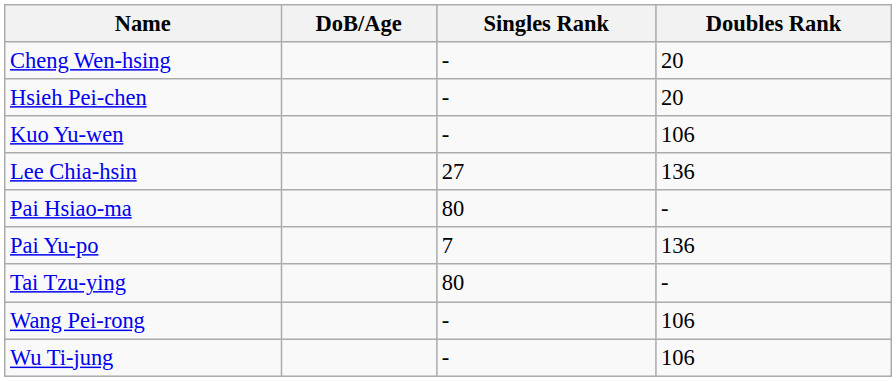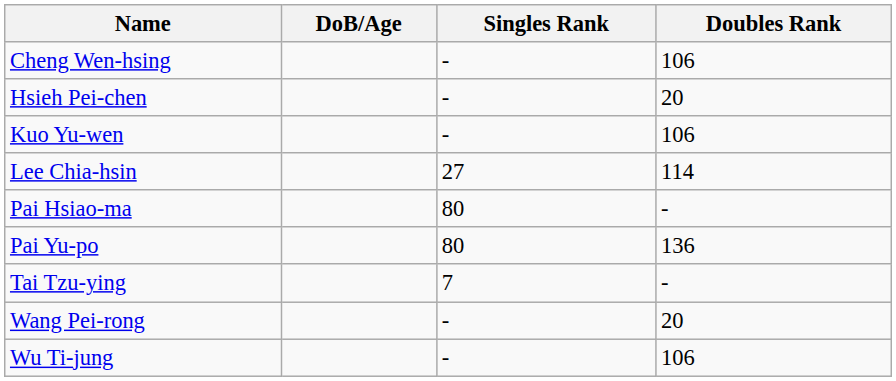(672, 60) 20 -> (678, 60) 106
(678, 171) 136 -> (678, 171) 114
(447, 245) 7 -> (453, 245) 80
(453, 282) 80 -> (447, 282) 7
(678, 319) 106 -> (672, 319) 20
